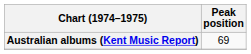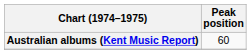(224, 40) 69 -> (224, 40) 60
